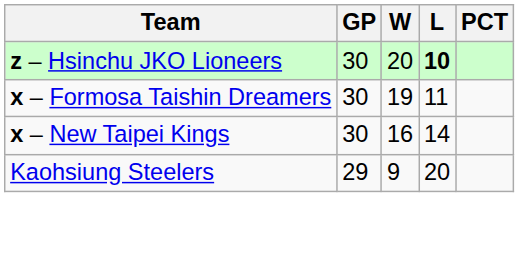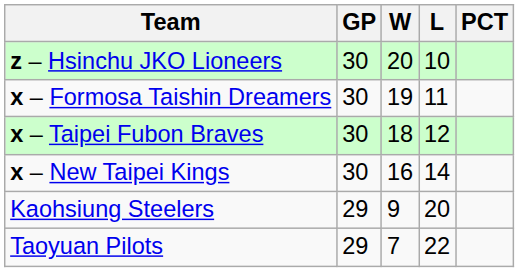(437, 60) bold -> (437, 60) normal
+ row: (137, 135)
+ row: (87, 246)
